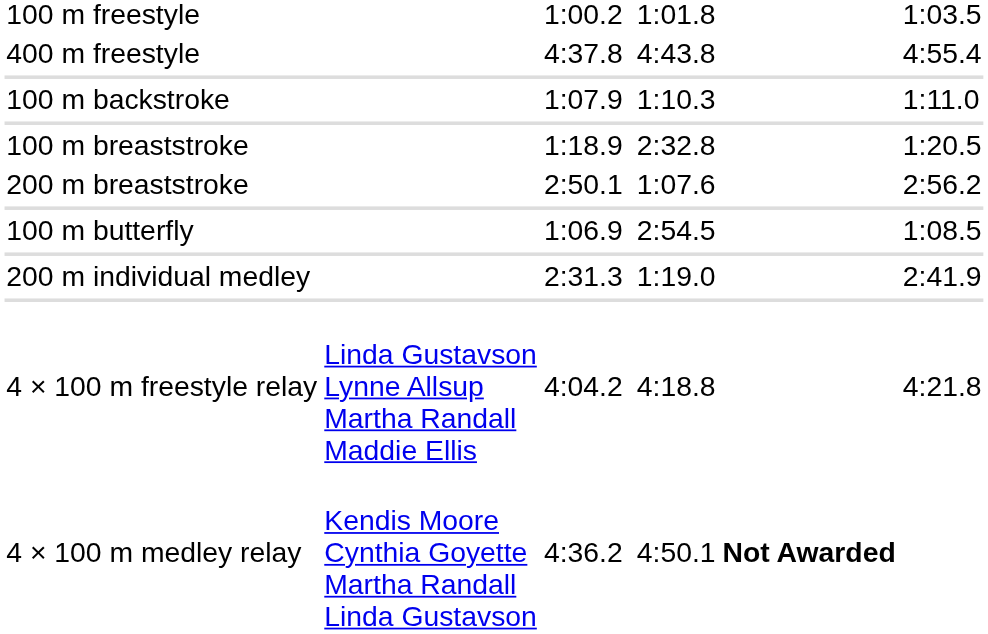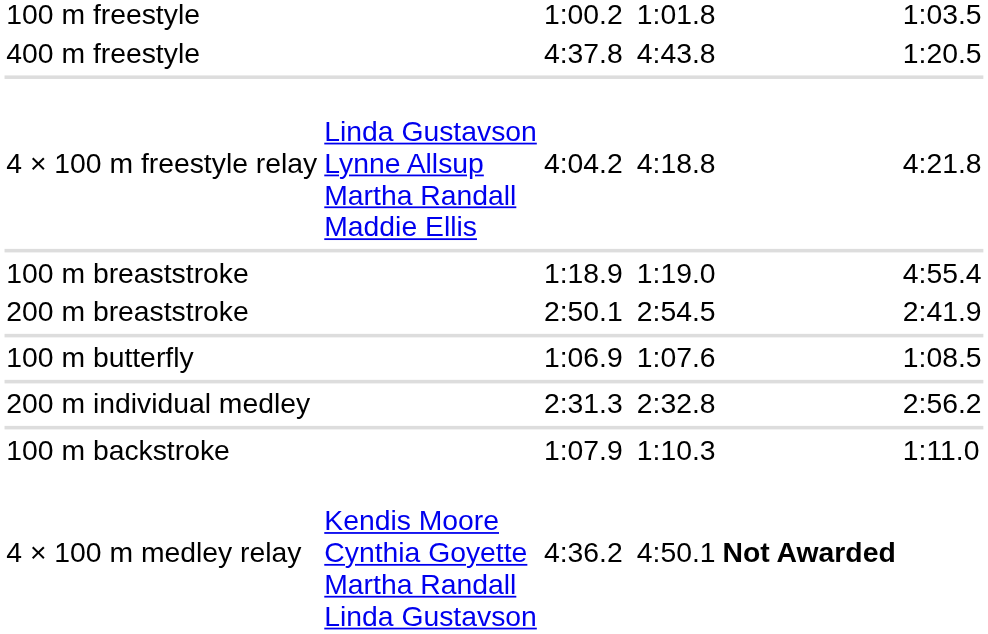(942, 53) 4:55.4 -> (942, 53) 1:20.5
rows swapped: (118, 99) <-> (162, 386)
(676, 145) 2:32.8 -> (676, 273) 1:19.0
(942, 145) 1:20.5 -> (942, 273) 4:55.4
(676, 184) 1:07.6 -> (676, 312) 2:54.5
(942, 184) 2:56.2 -> (942, 312) 2:41.9
(676, 230) 2:54.5 -> (676, 358) 1:07.6
(676, 276) 1:19.0 -> (676, 404) 2:32.8
(942, 276) 2:41.9 -> (942, 404) 2:56.2
